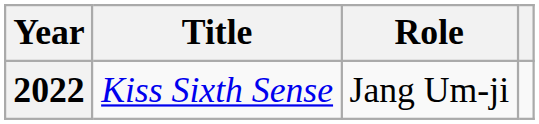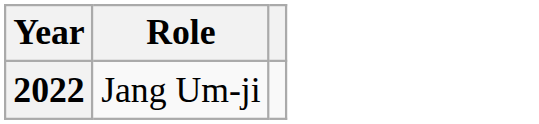- column: (217, 32)
